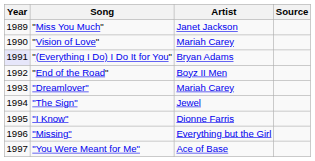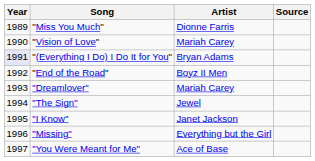(207, 27) Janet Jackson -> (205, 27) Dionne Farris
(205, 118) Dionne Farris -> (207, 118) Janet Jackson
